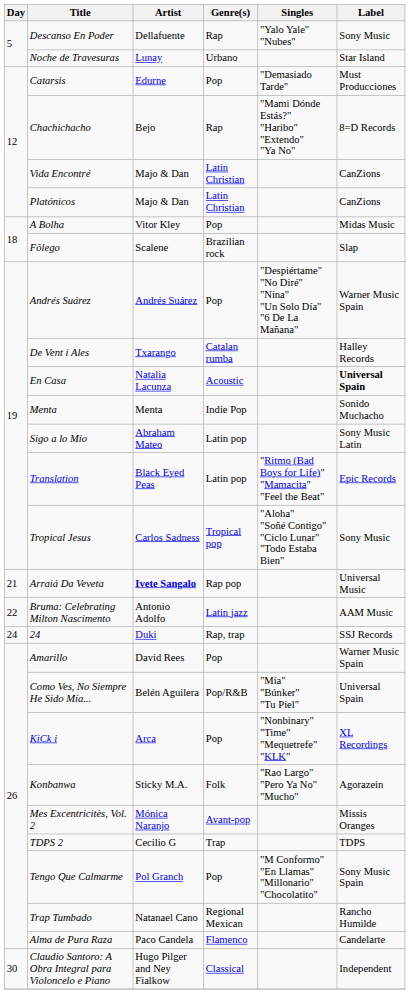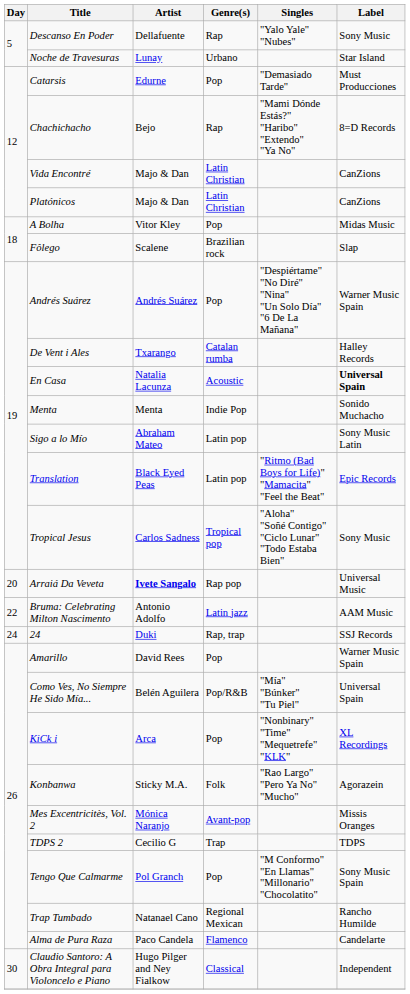(12, 583) 21 -> (12, 583) 20
